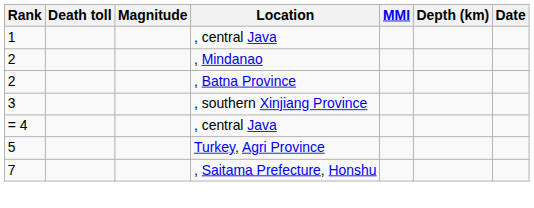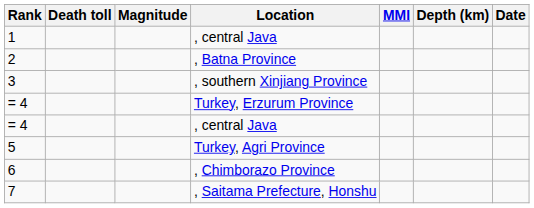- row: (12, 59)
+ row: (18, 103)
+ row: (12, 170)
